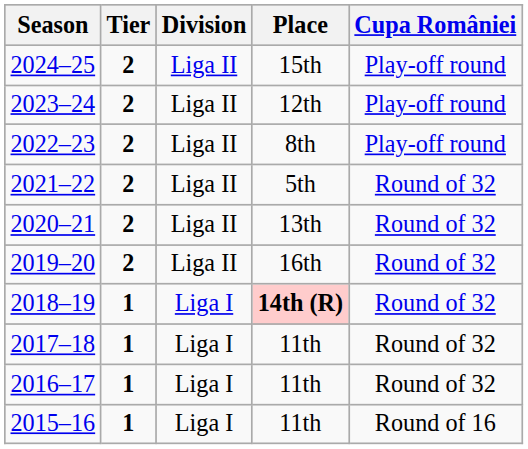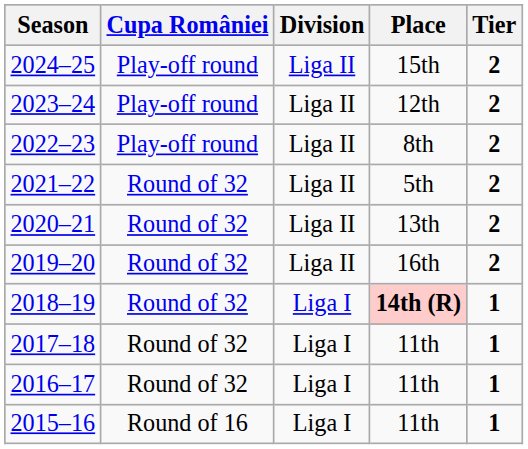columns swapped: (128, 24) <-> (435, 24)
